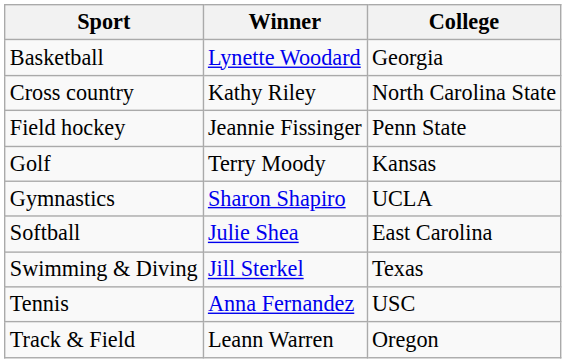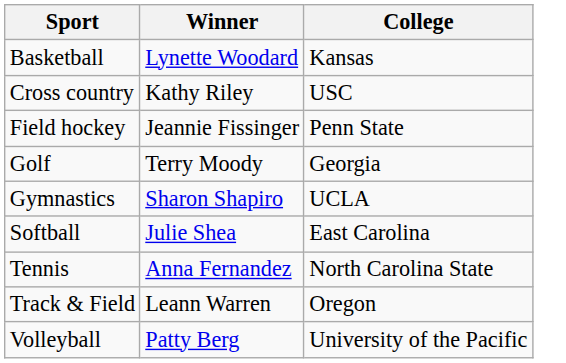(408, 57) Georgia -> (341, 57) Kansas
(464, 92) North Carolina State -> (331, 92) USC
(404, 163) Kansas -> (345, 163) Georgia
- row: (104, 269)
(394, 304) USC -> (401, 269) North Carolina State
+ row: (55, 339)
